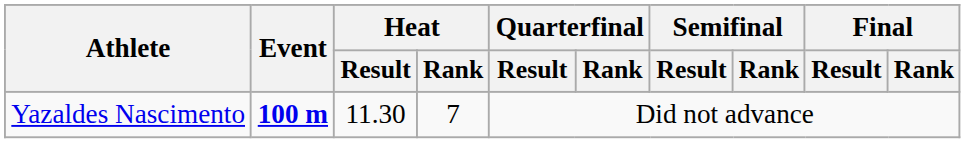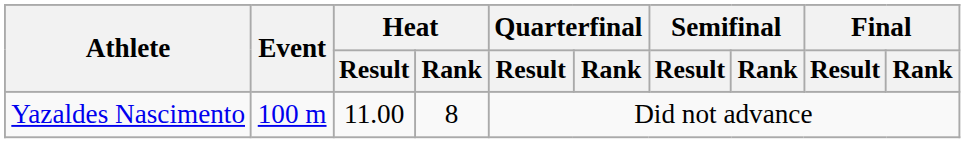(293, 114) bold -> (292, 114) normal
(376, 114) 11.30 -> (374, 114) 11.00
(453, 114) 7 -> (452, 114) 8
